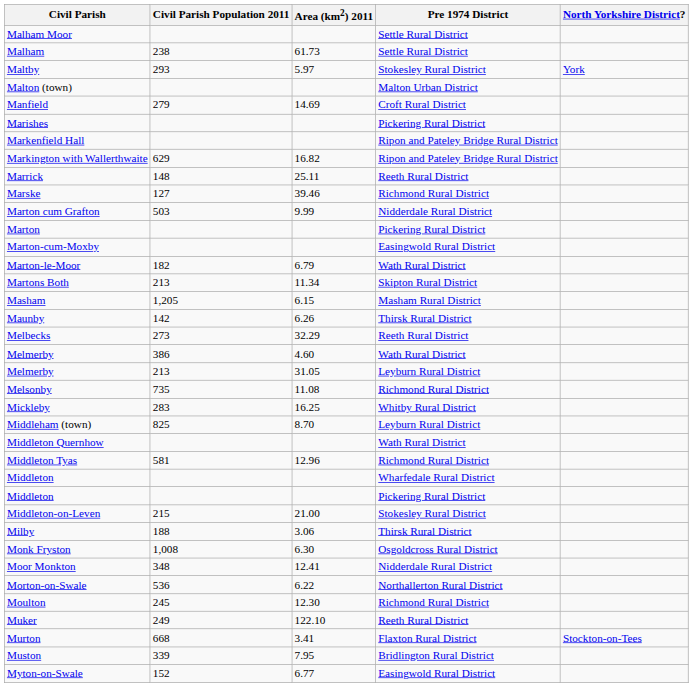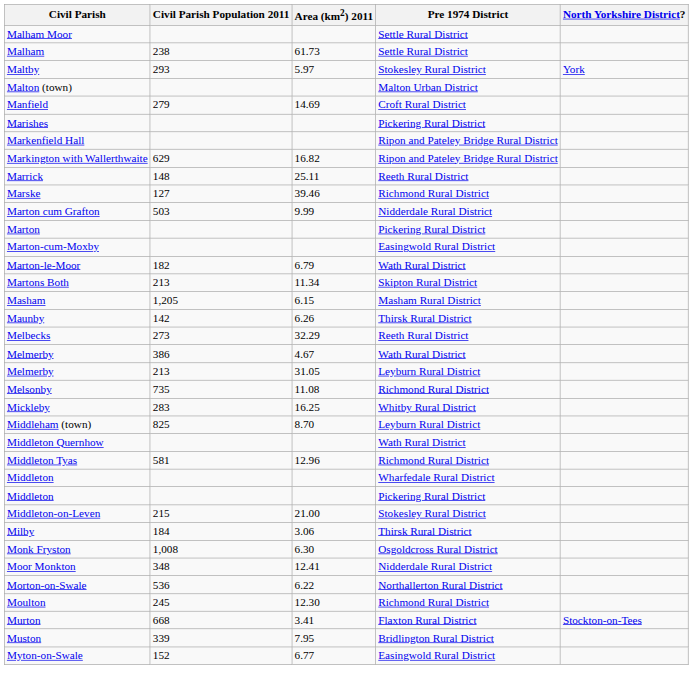(304, 353) 4.60 -> (304, 353) 4.67
(161, 531) 188 -> (161, 531) 184
- row: (22, 620)
